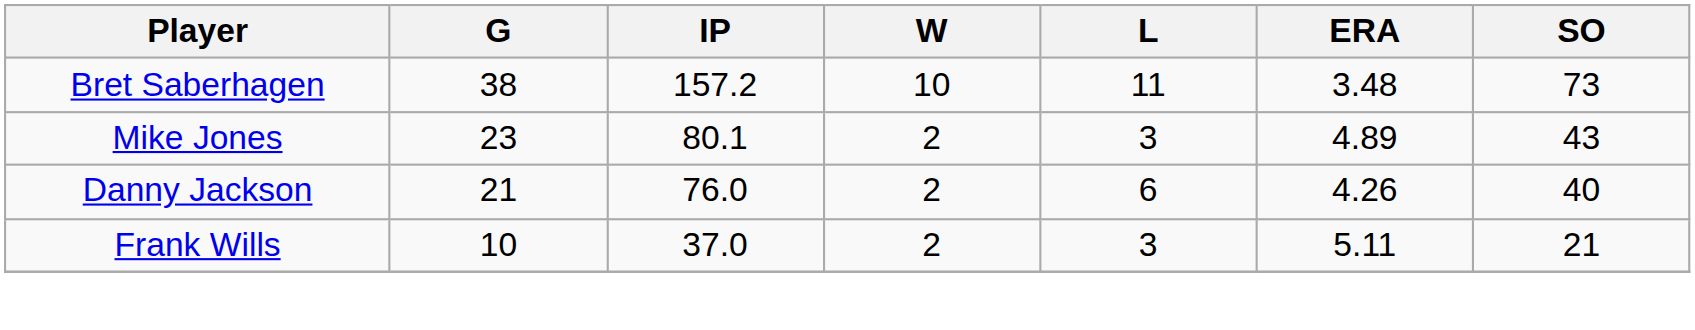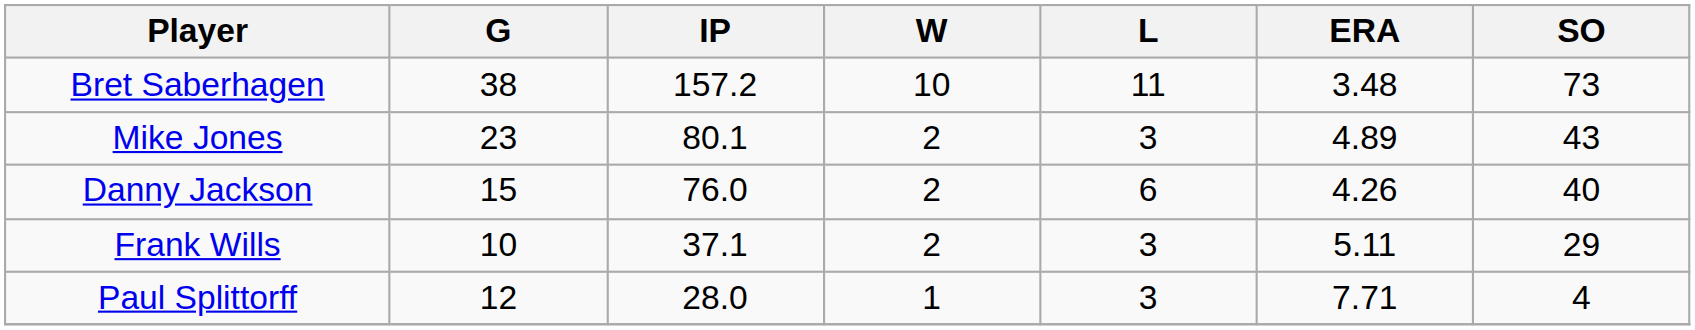(498, 191) 21 -> (498, 191) 15
(715, 244) 37.0 -> (715, 244) 37.1
(1581, 244) 21 -> (1581, 244) 29
+ row: (198, 297)
